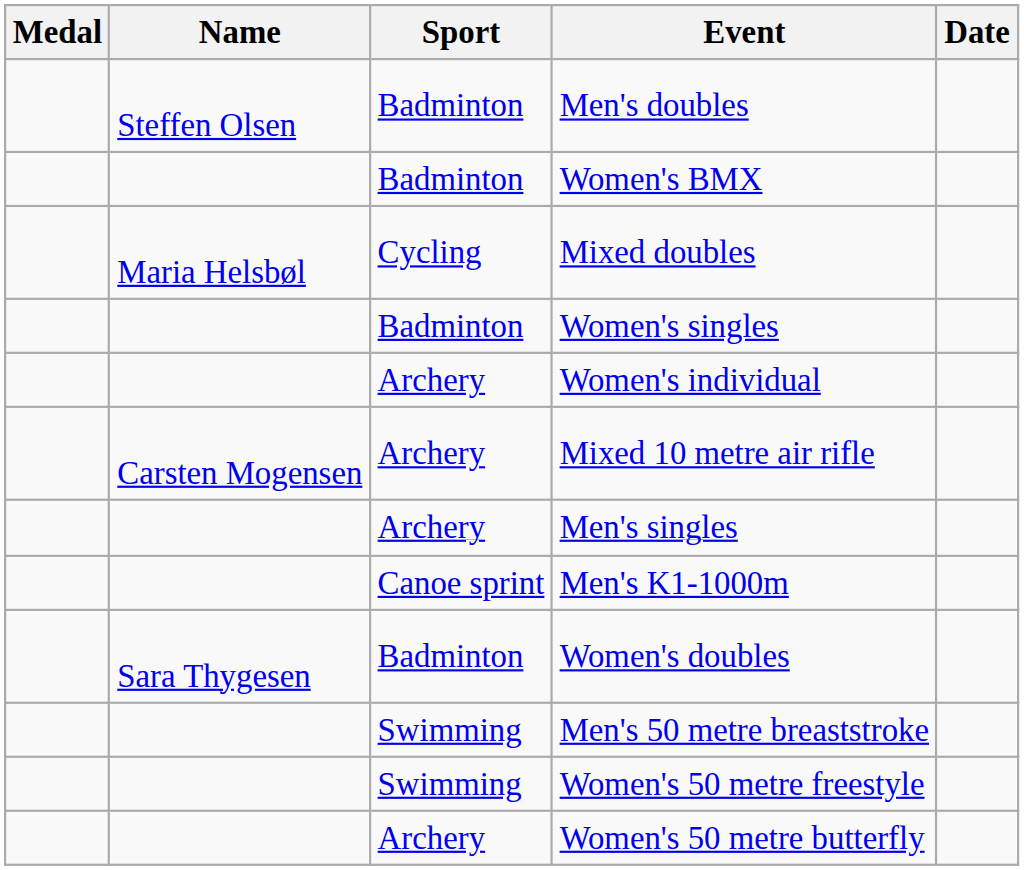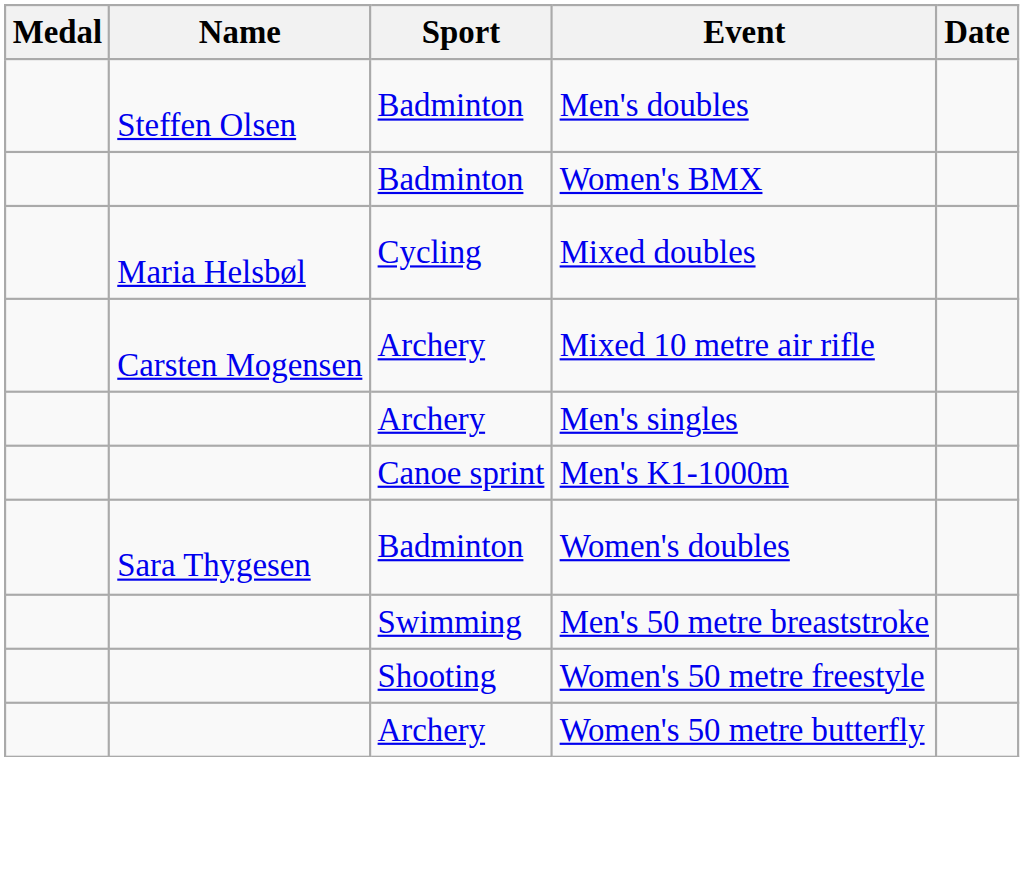- row: (669, 326)
- row: (690, 380)
(450, 782) Swimming -> (437, 674) Shooting
